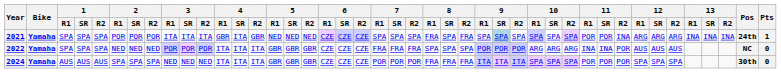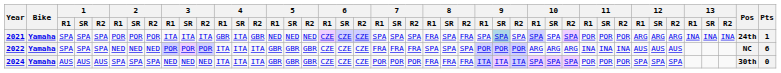(623, 36) INA -> (623, 36) POR
(623, 49) POR -> (623, 49) INA
(767, 49) 0 -> (767, 49) 6
